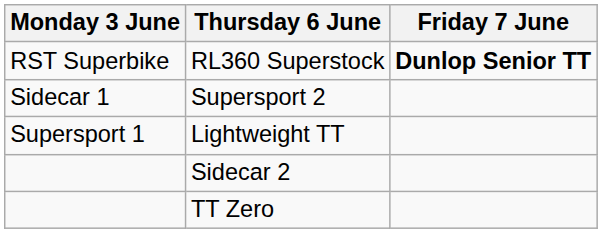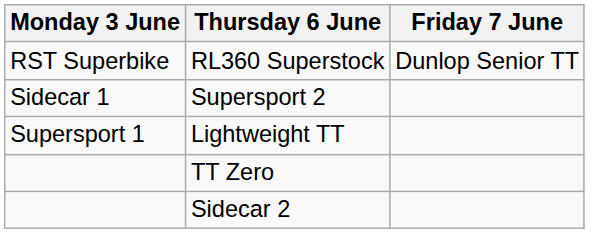(493, 60) bold -> (487, 60) normal
rows swapped: (233, 209) <-> (241, 172)
